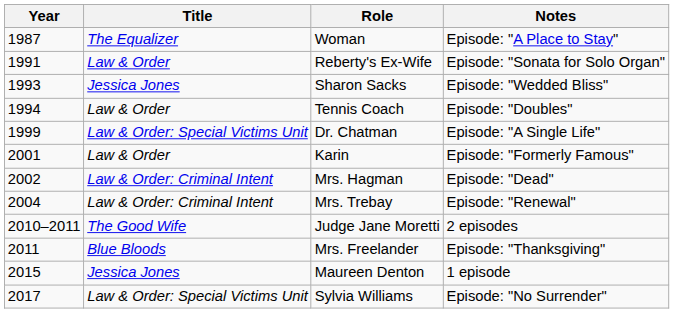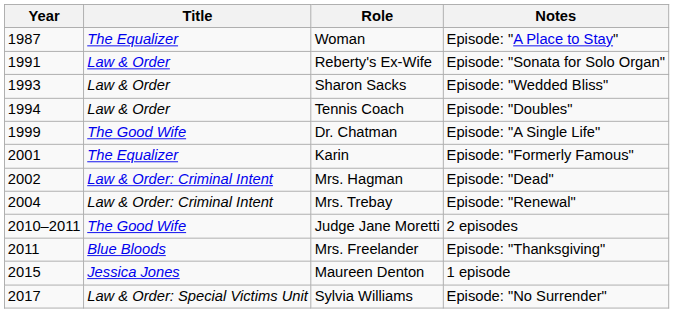(133, 86) Jessica Jones -> (129, 86) Law & Order
(198, 132) Law & Order: Special Victims Unit -> (137, 132) The Good Wife
(129, 156) Law & Order -> (133, 156) The Equalizer
